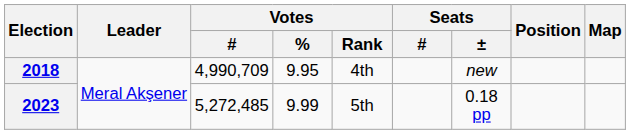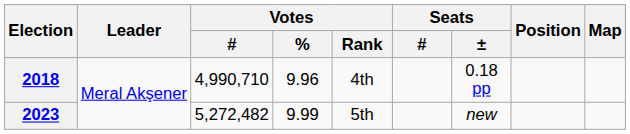(232, 70) 4,990,709 -> (232, 79) 4,990,710
(302, 70) 9.95 -> (302, 79) 9.96
(481, 70) new -> (481, 79) 0.18 pp
(232, 106) 5,272,485 -> (232, 115) 5,272,482
(481, 106) 0.18 pp -> (481, 115) new
